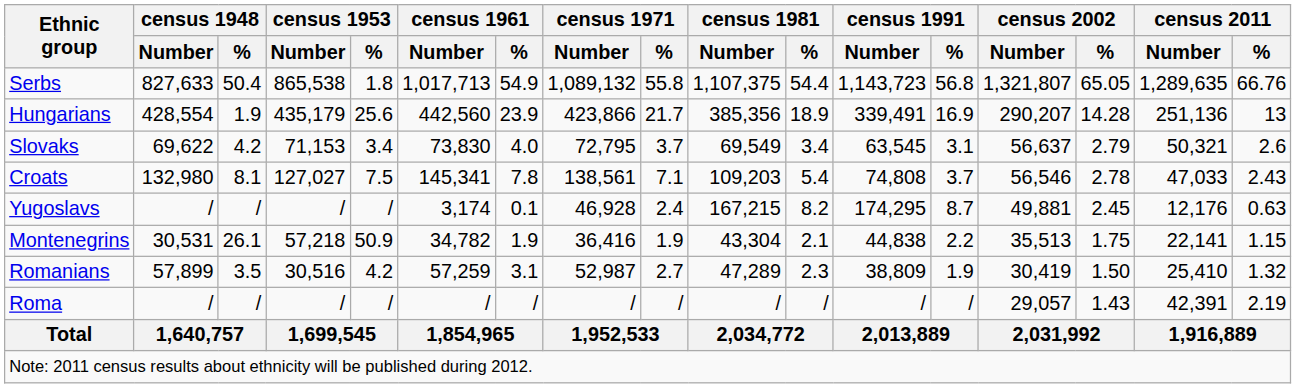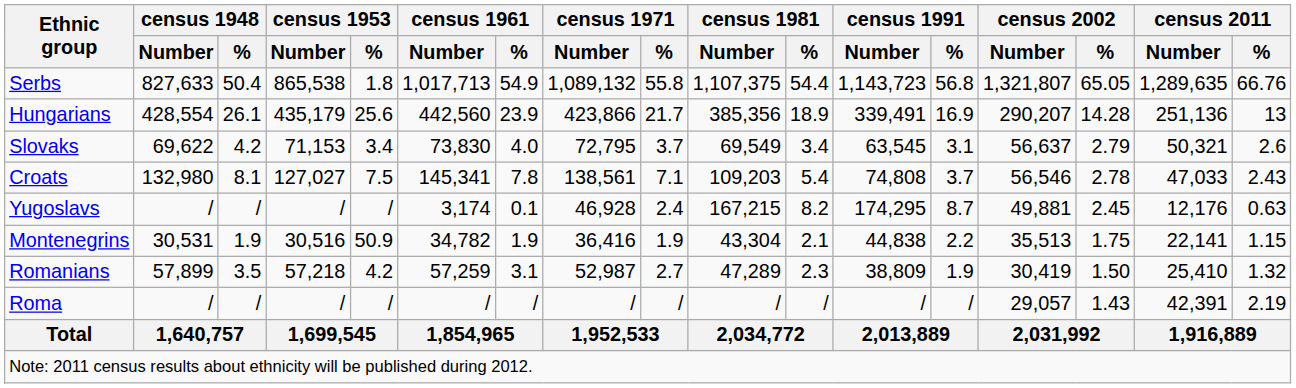(247, 114) 1.9 -> (242, 114) 26.1
(242, 240) 26.1 -> (247, 240) 1.9
(315, 240) 57,218 -> (315, 240) 30,516
(315, 271) 30,516 -> (315, 271) 57,218
